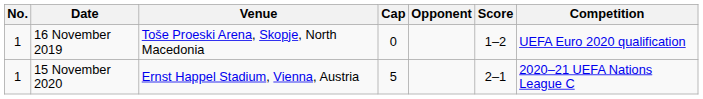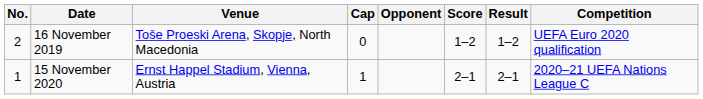+ column: (508, 14)
(18, 42) 1 -> (18, 42) 2
(393, 76) 5 -> (363, 76) 1
